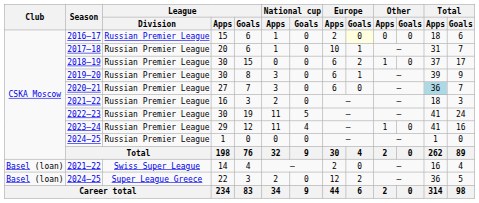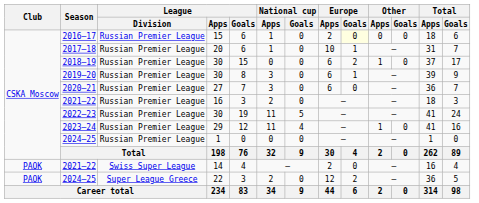(435, 88) lightblue background -> (431, 88) no background
(35, 166) Basel (loan) -> (32, 166) PAOK
(35, 179) Basel (loan) -> (32, 179) PAOK
